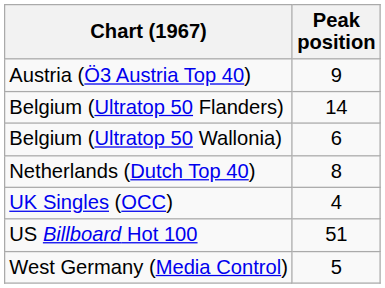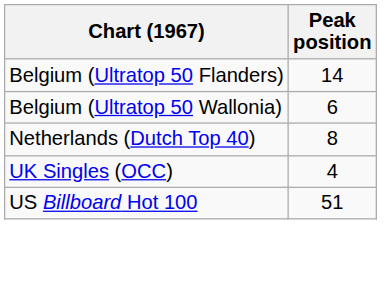- row: (130, 75)
- row: (149, 266)
